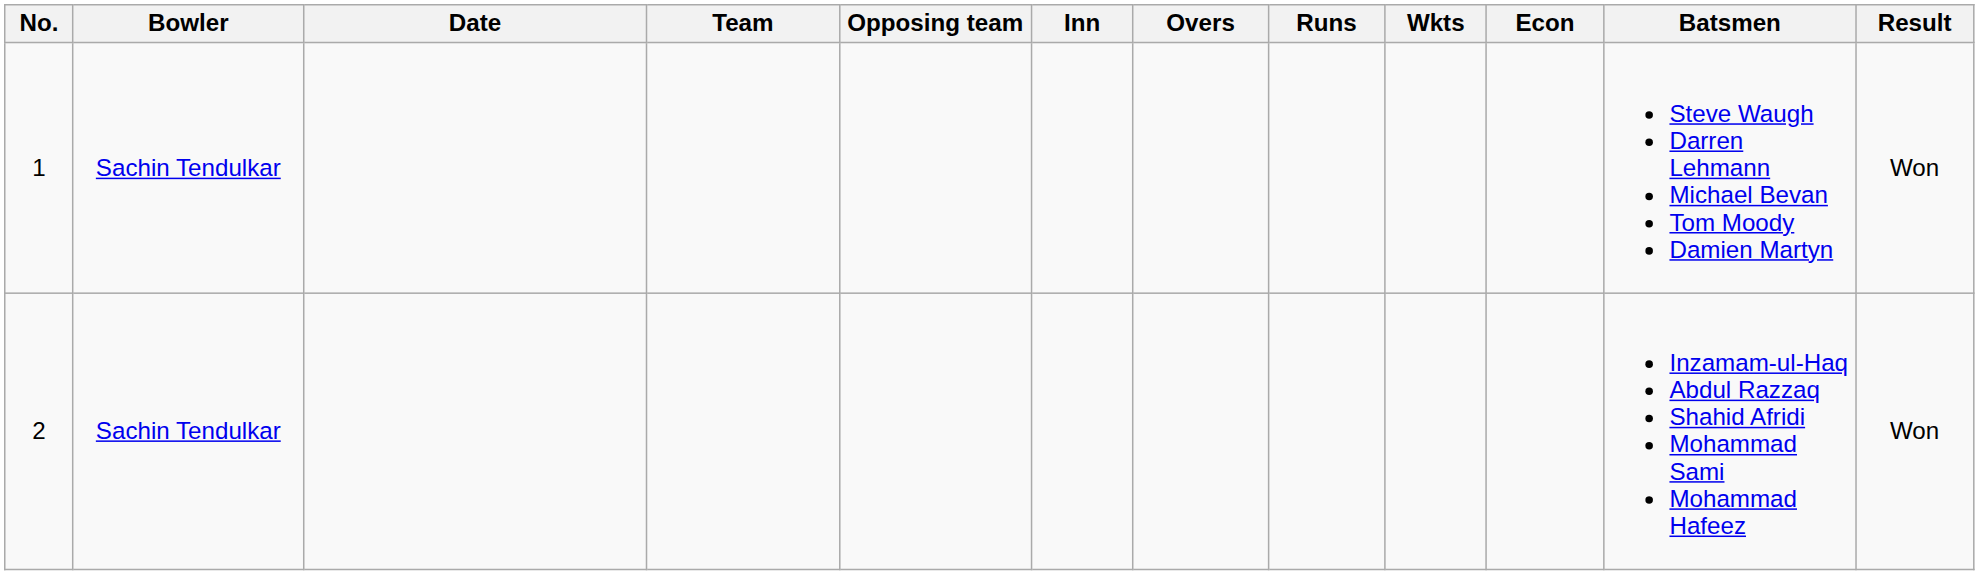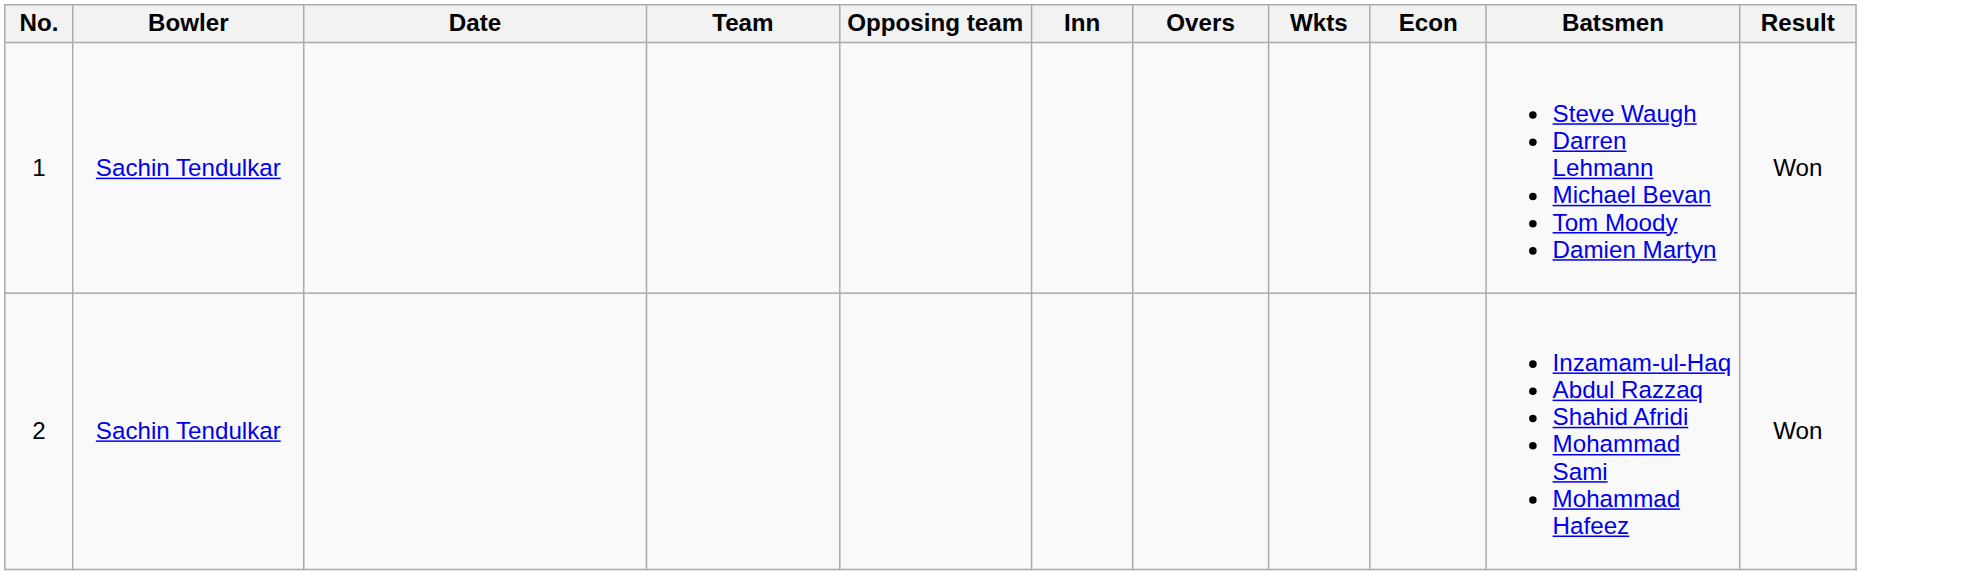- column: (1326, 23)
